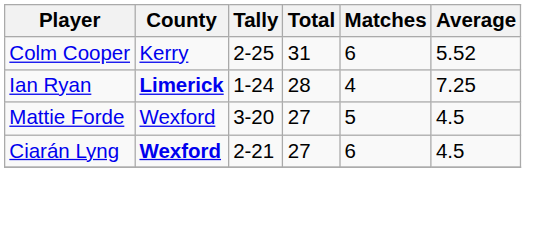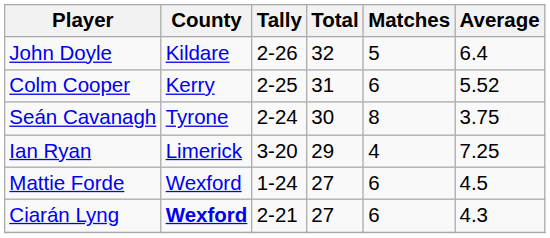+ row: (61, 53)
+ row: (83, 118)
(182, 85) bold -> (204, 150) normal
(254, 85) 1-24 -> (277, 150) 3-20
(299, 85) 28 -> (323, 150) 29
(254, 118) 3-20 -> (277, 183) 1-24
(350, 118) 5 -> (374, 183) 6
(450, 150) 4.5 -> (474, 215) 4.3
